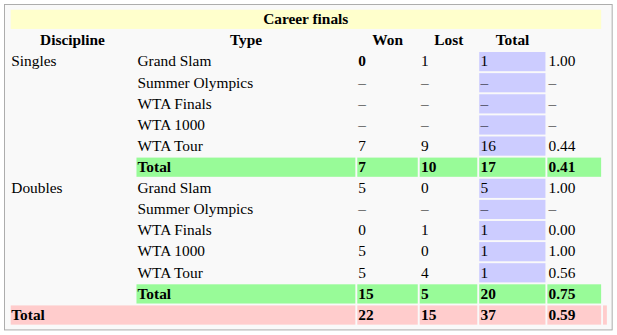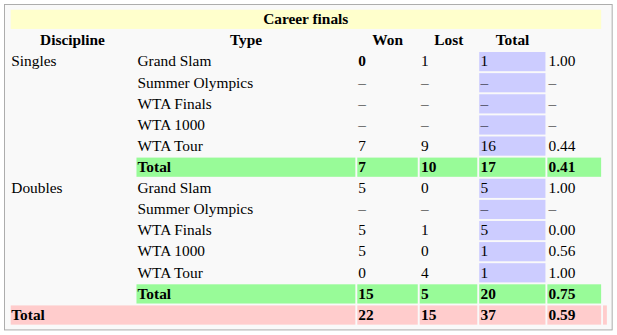(362, 230) 0 -> (362, 230) 5
(484, 230) 1 -> (484, 230) 5
(562, 251) 1.00 -> (562, 251) 0.56
(362, 272) 5 -> (362, 272) 0
(562, 272) 0.56 -> (562, 272) 1.00
